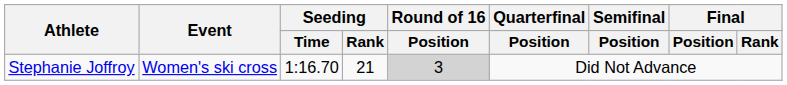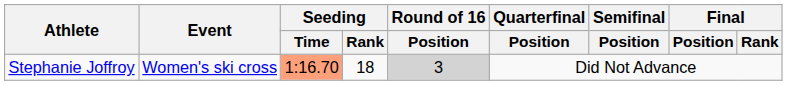(312, 68) no background -> (312, 68) lightsalmon background
(365, 68) 21 -> (365, 68) 18
